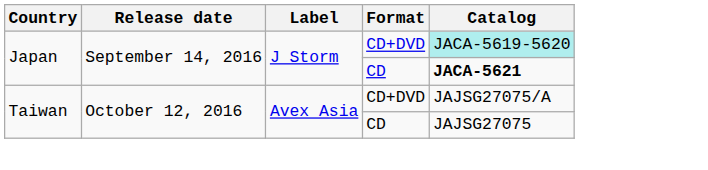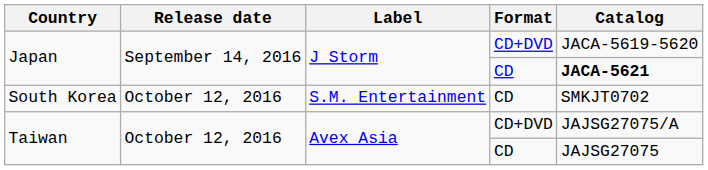(502, 45) paleturquoise background -> (630, 45) no background
+ row: (63, 98)
